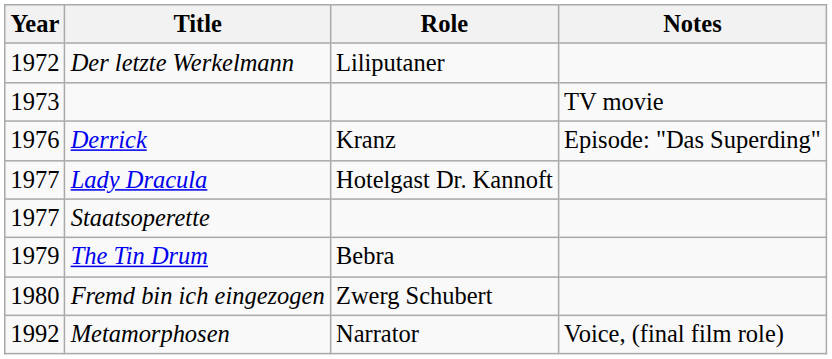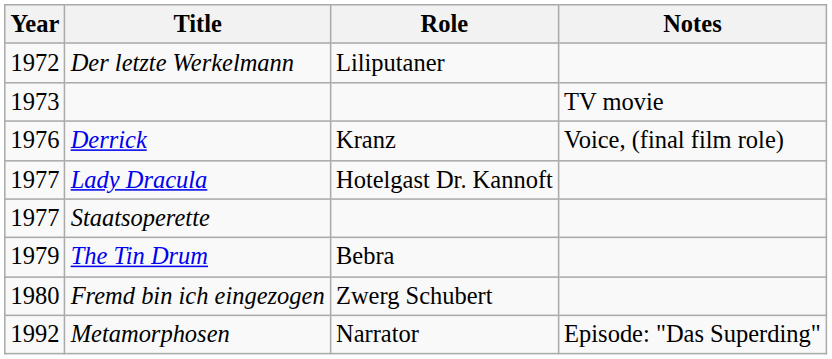(692, 140) Episode: "Das Superding" -> (674, 140) Voice, (final film role)
(674, 334) Voice, (final film role) -> (692, 334) Episode: "Das Superding"
